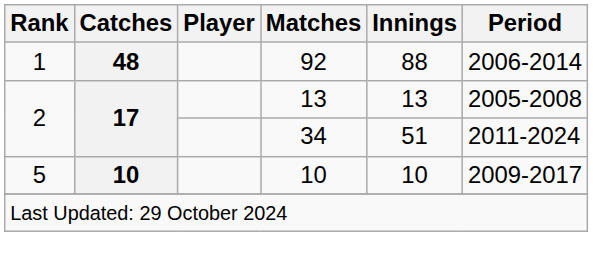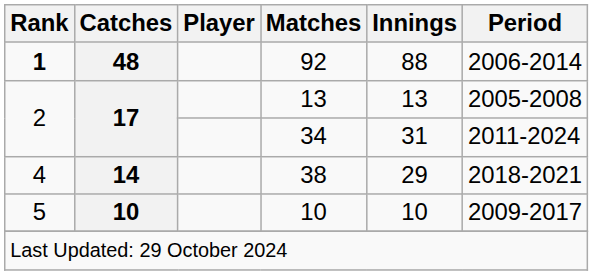(39, 61) normal -> (39, 61) bold
(415, 136) 51 -> (415, 136) 31
+ row: (314, 174)
